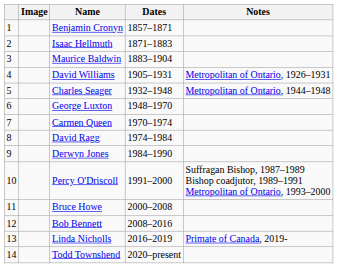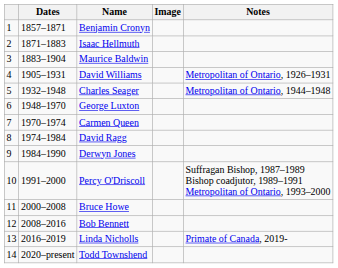columns swapped: (34, 12) <-> (154, 12)
